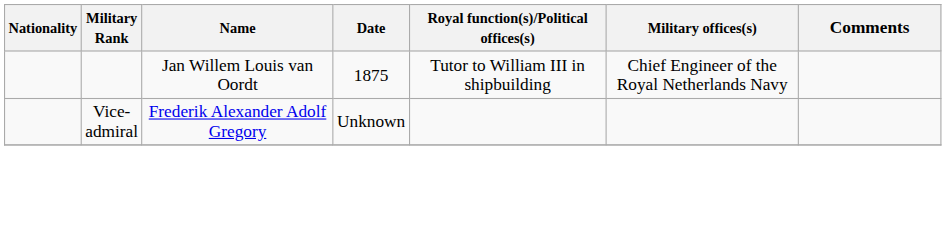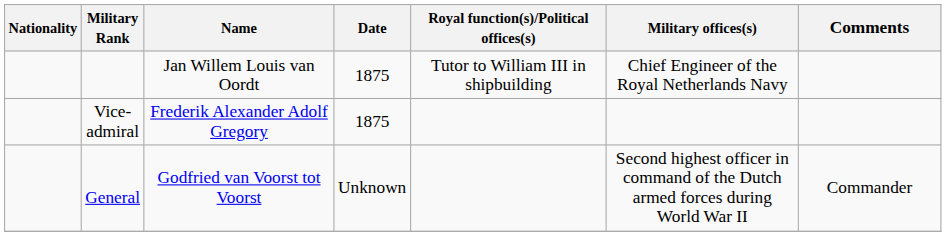(371, 121) Unknown -> (372, 121) 1875
+ row: (113, 197)
